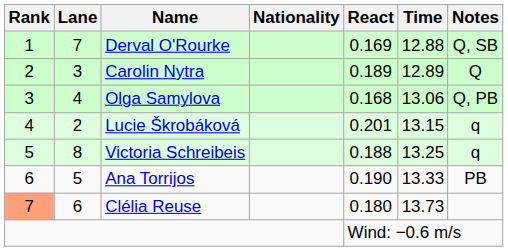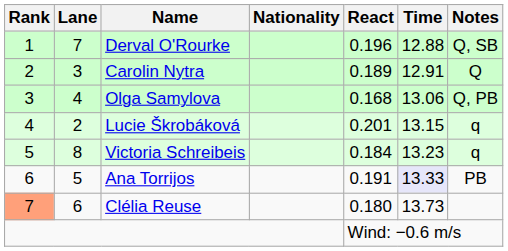(371, 44) 0.169 -> (371, 44) 0.196
(423, 71) 12.89 -> (423, 71) 12.91
(371, 152) 0.188 -> (371, 152) 0.184
(423, 152) 13.25 -> (423, 152) 13.23
(371, 179) 0.190 -> (371, 179) 0.191
(423, 179) no background -> (423, 179) lavender background
